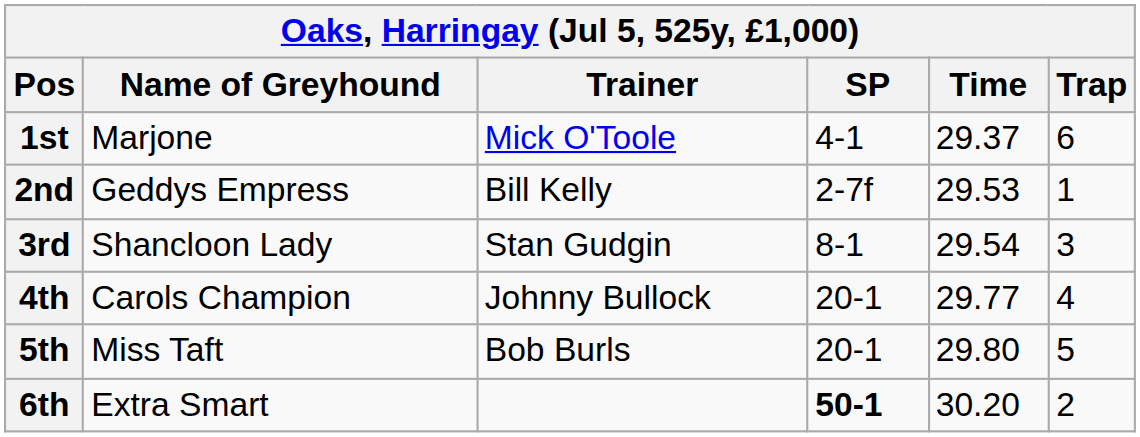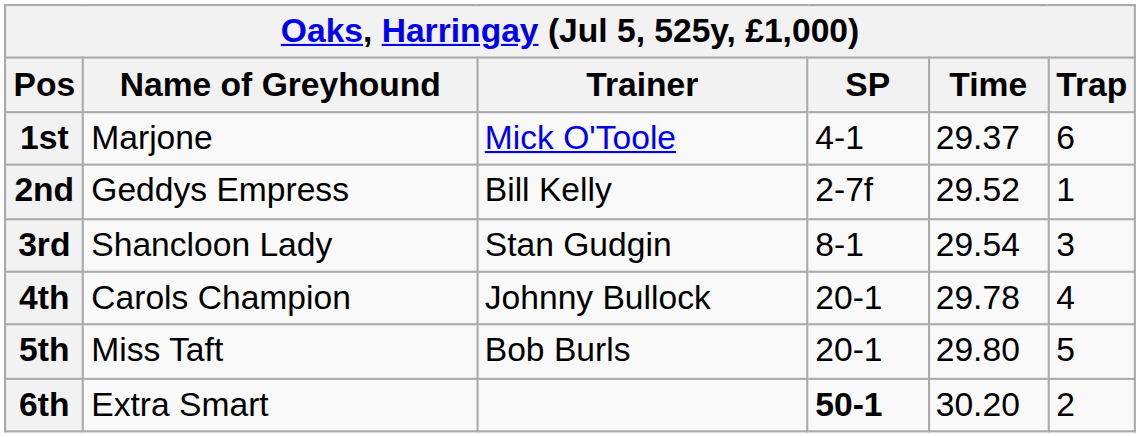(978, 191) 29.53 -> (978, 191) 29.52
(978, 297) 29.77 -> (978, 297) 29.78
